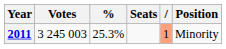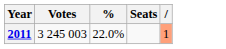- column: (197, 14)
(108, 33) 25.3% -> (108, 33) 22.0%
